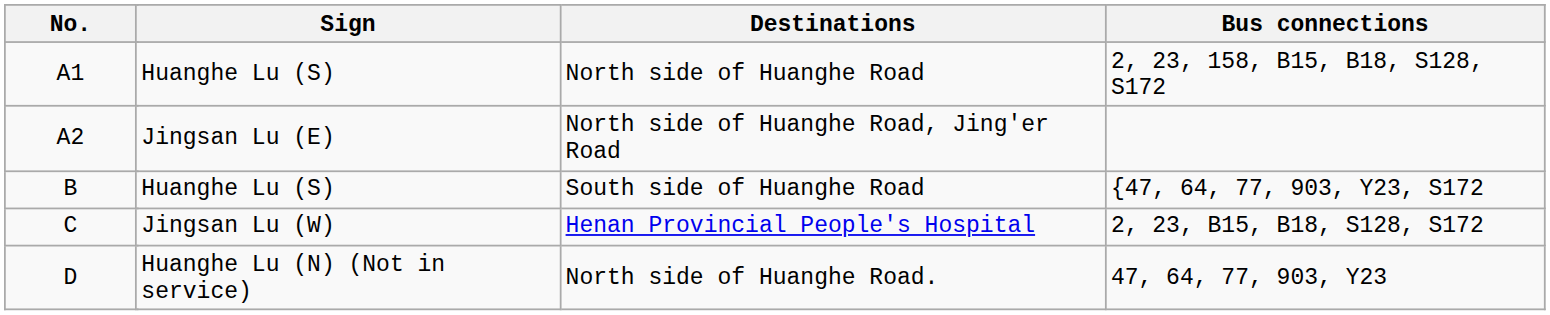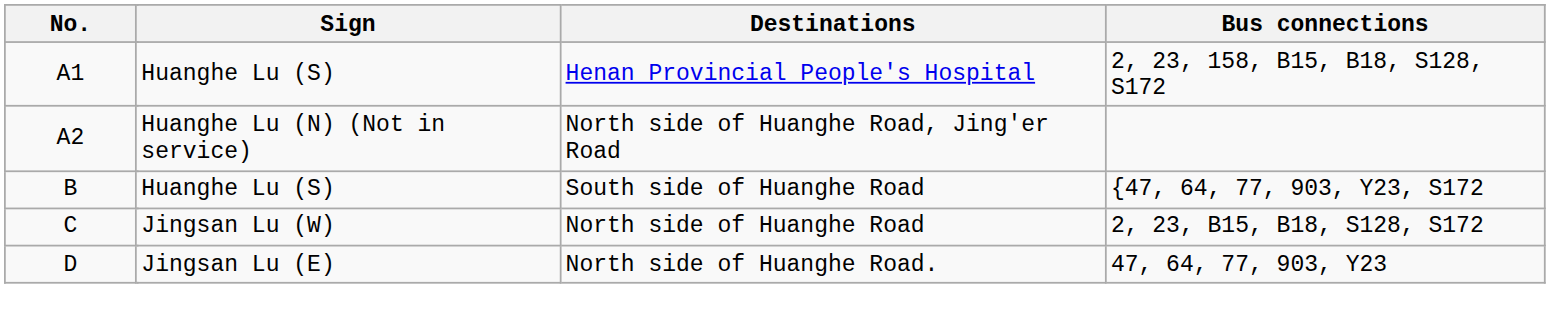(745, 74) North side of Huanghe Road -> (800, 74) Henan Provincial People's Hospital
(238, 138) Jingsan Lu (E) -> (293, 138) Huanghe Lu (N) (Not in service)
(800, 227) Henan Provincial People's Hospital -> (745, 227) North side of Huanghe Road
(293, 278) Huanghe Lu (N) (Not in service) -> (238, 264) Jingsan Lu (E)
